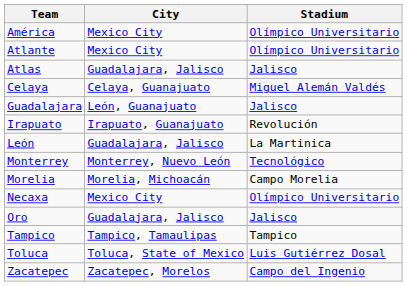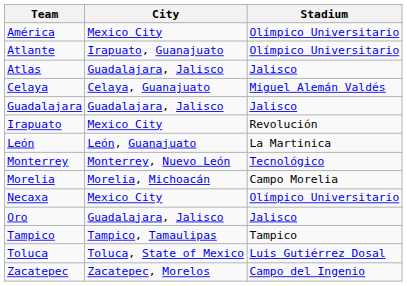(125, 51) Mexico City -> (156, 51) Irapuato, Guanajuato
(142, 106) León, Guanajuato -> (156, 106) Guadalajara, Jalisco
(156, 124) Irapuato, Guanajuato -> (125, 124) Mexico City
(156, 143) Guadalajara, Jalisco -> (142, 143) León, Guanajuato
